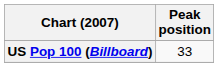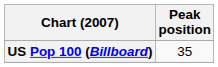(185, 51) 33 -> (185, 51) 35
